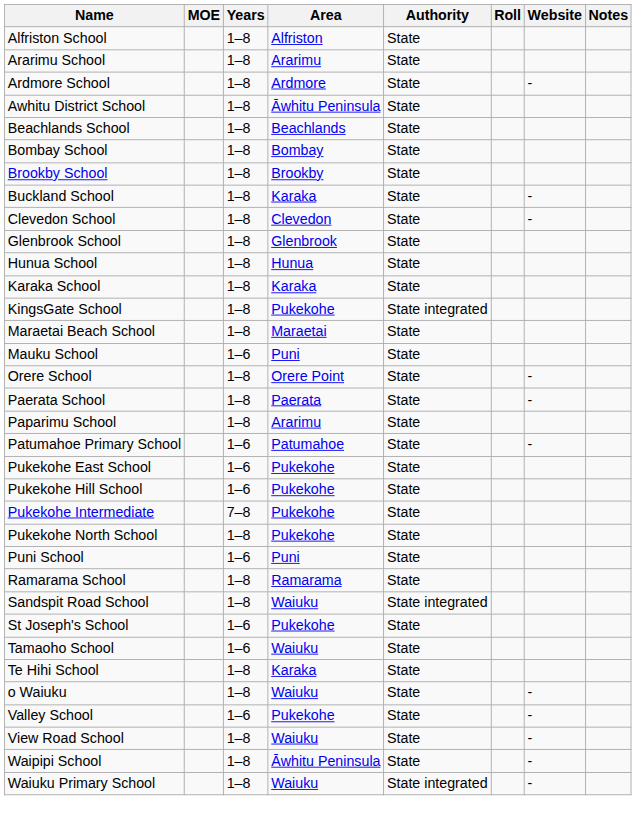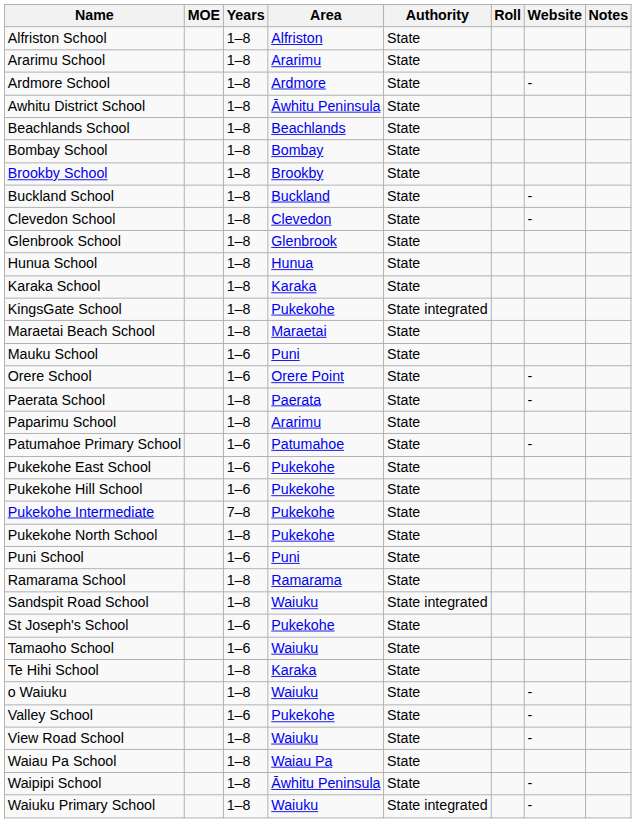(294, 196) Karaka -> (301, 196) Buckland
(239, 377) 1–8 -> (239, 377) 1–6
+ row: (62, 761)
